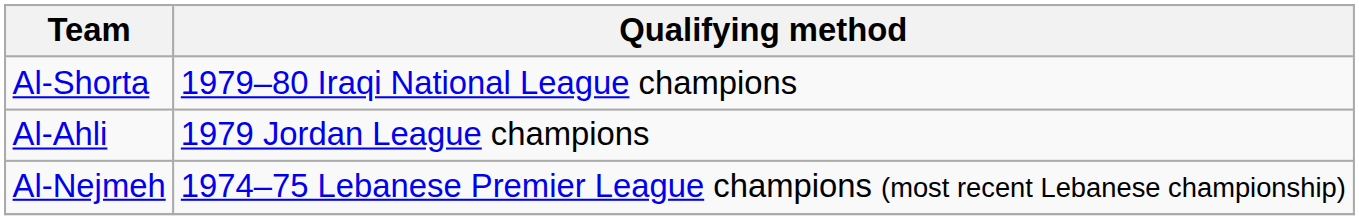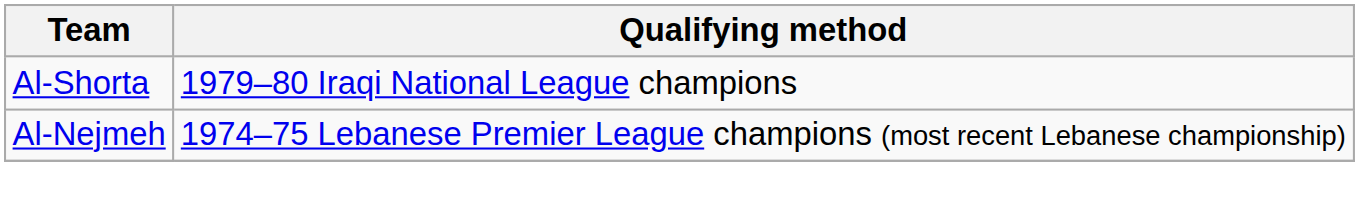- row: (60, 134)
